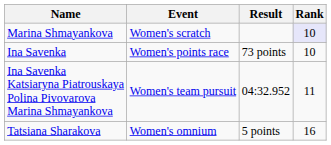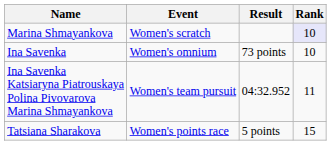(179, 52) Women's points race -> (173, 52) Women's omnium
(173, 130) Women's omnium -> (179, 130) Women's points race
(310, 130) 16 -> (310, 130) 15
